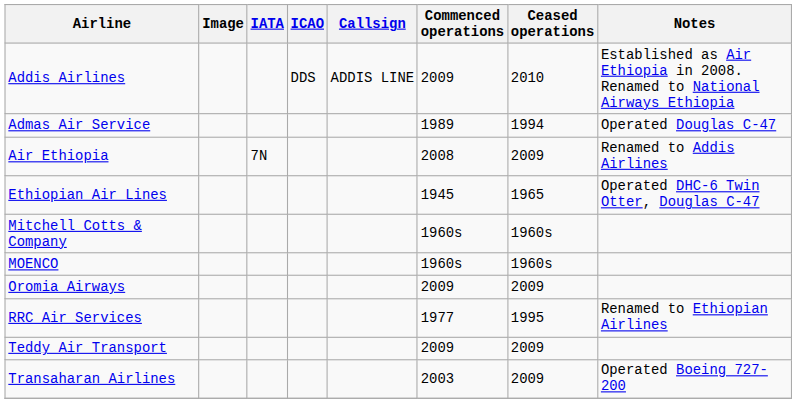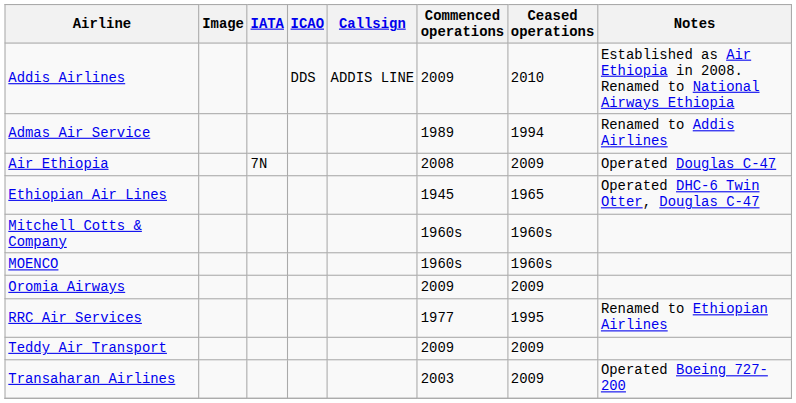(689, 125) Operated Douglas C-47 -> (668, 133) Renamed to Addis Airlines
(668, 156) Renamed to Addis Airlines -> (689, 164) Operated Douglas C-47
